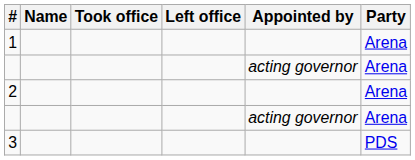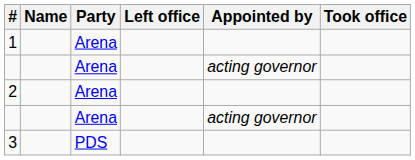columns swapped: (116, 17) <-> (386, 17)
